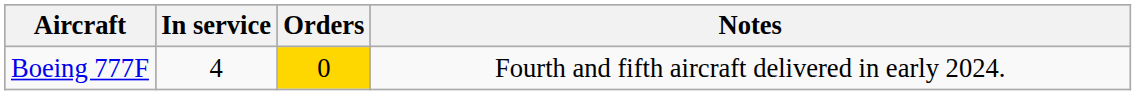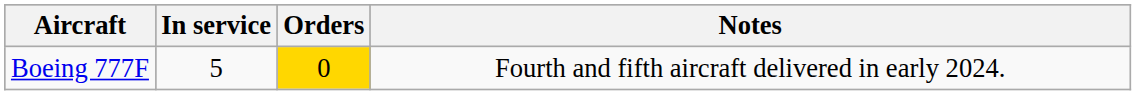(216, 67) 4 -> (216, 67) 5
